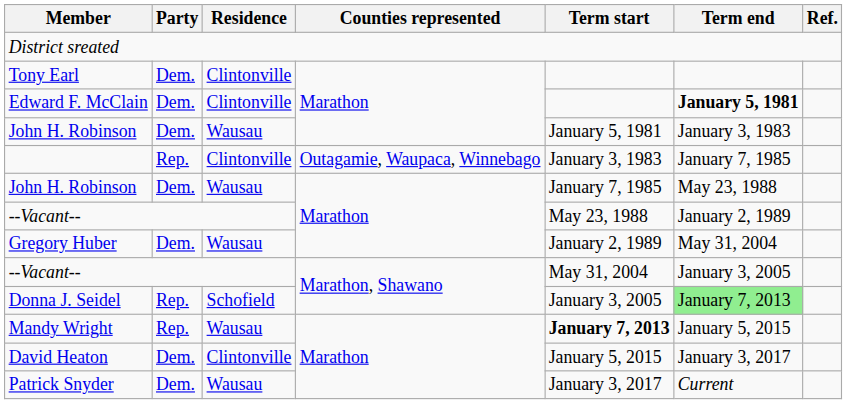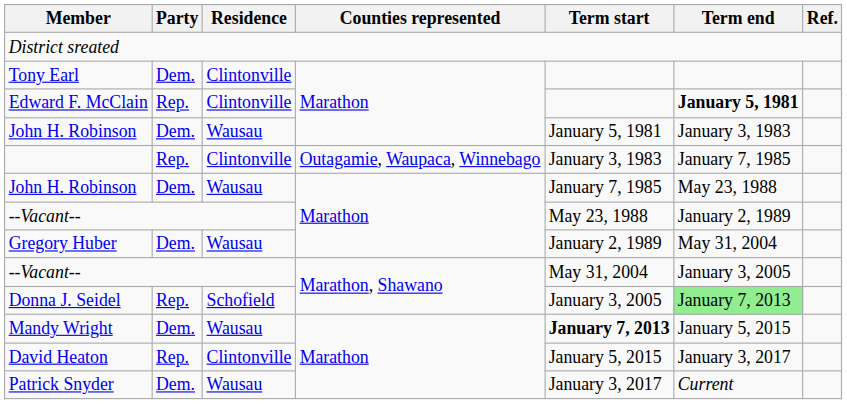(175, 103) Dem. -> (173, 103) Rep.
(173, 328) Rep. -> (175, 328) Dem.
(175, 356) Dem. -> (173, 356) Rep.
